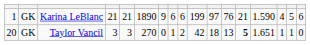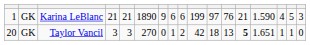(301, 16) 6 -> (301, 16) 3
